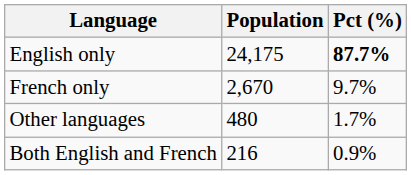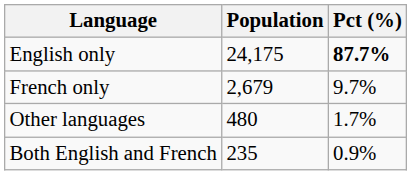(250, 86) 2,670 -> (250, 86) 2,679
(242, 152) 216 -> (242, 152) 235
